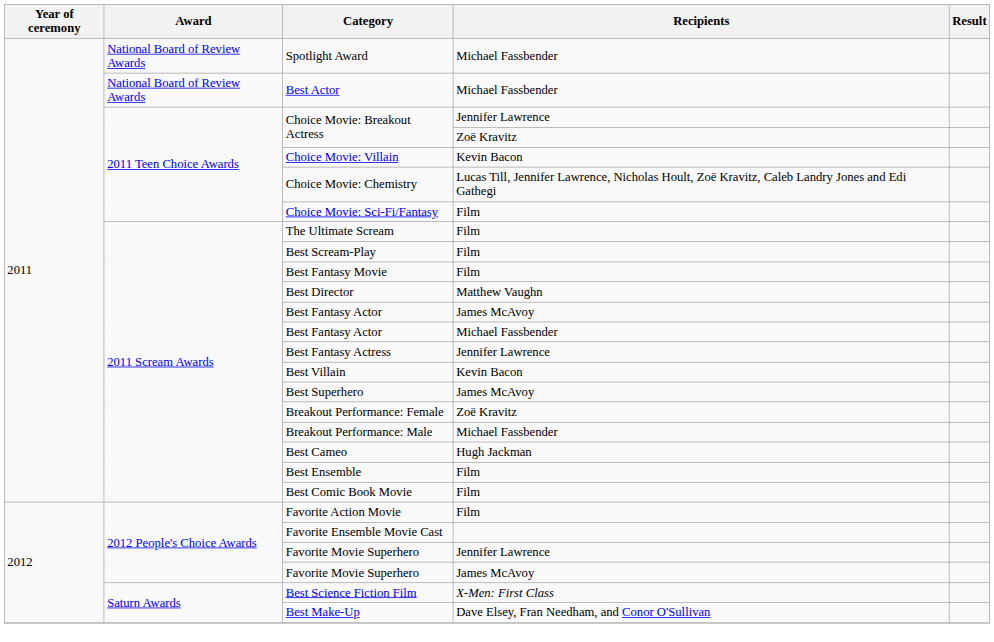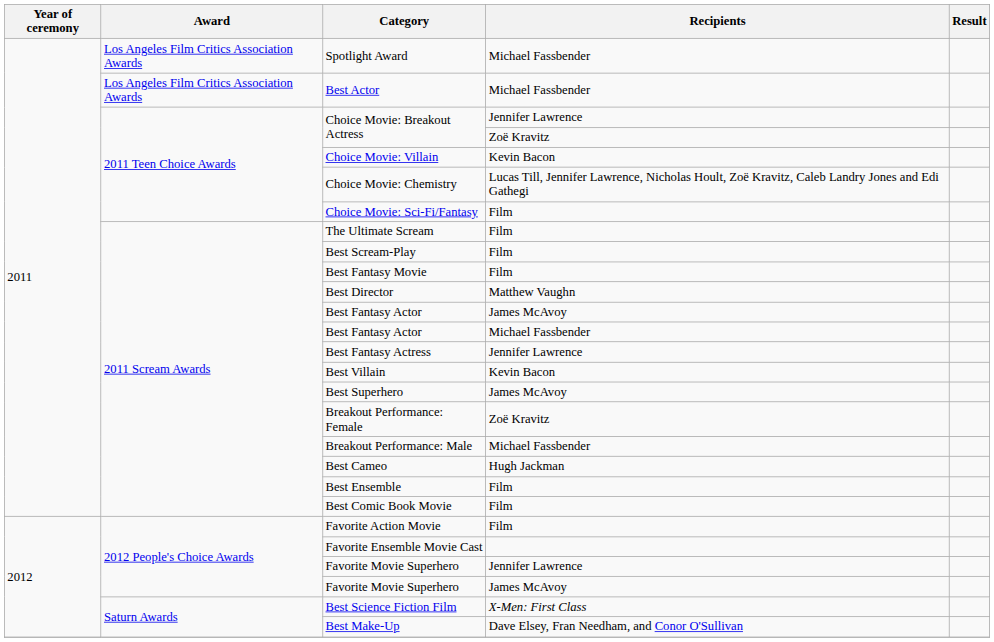(174, 55) National Board of Review Awards -> (198, 55) Los Angeles Film Critics Association Awards
(174, 90) National Board of Review Awards -> (198, 90) Los Angeles Film Critics Association Awards
